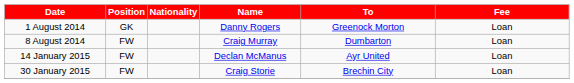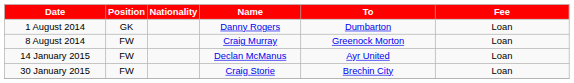(368, 27) Greenock Morton -> (368, 27) Dumbarton
(368, 42) Dumbarton -> (368, 42) Greenock Morton
